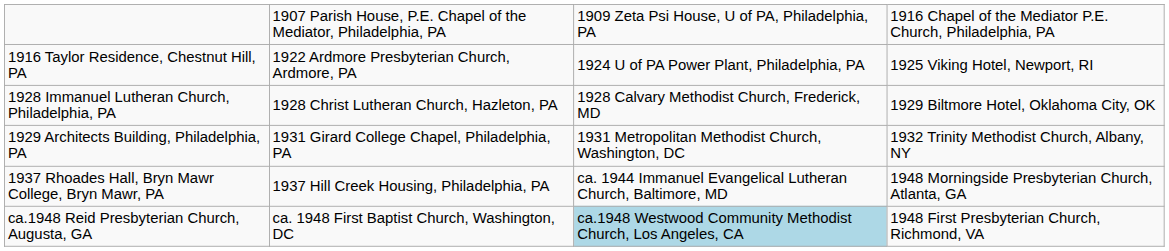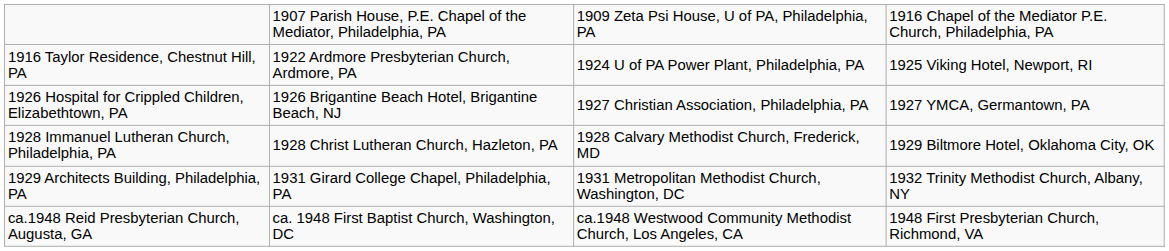+ row: (126, 105)
- row: (111, 186)
(714, 226) lightblue background -> (714, 226) no background
